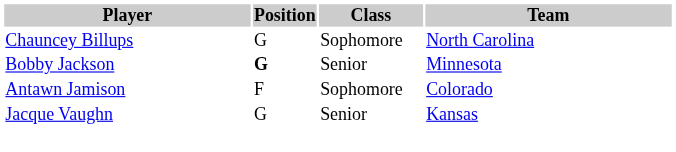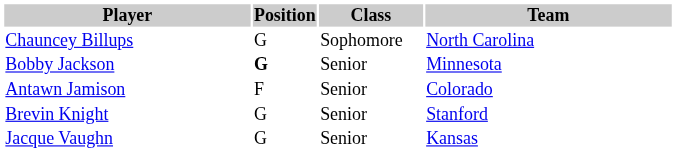(361, 89) Sophomore -> (344, 89) Senior
+ row: (57, 113)
